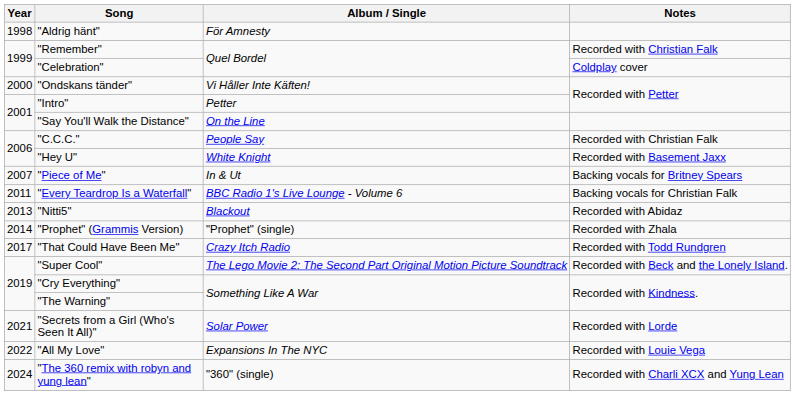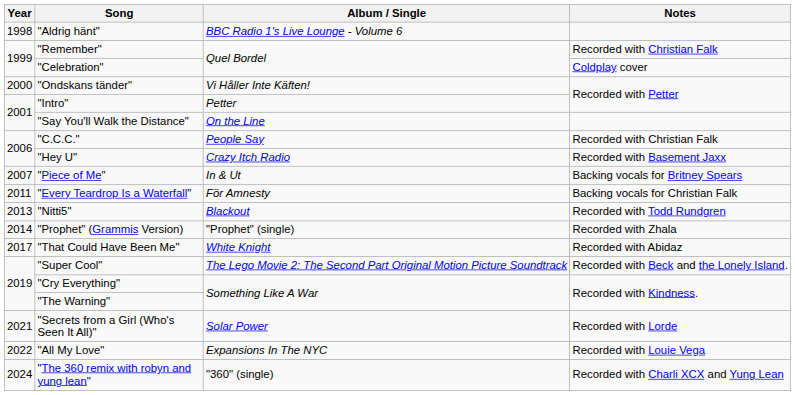(238, 31) För Amnesty -> (304, 31) BBC Radio 1's Live Lounge - Volume 6
(238, 157) White Knight -> (248, 157) Crazy Itch Radio
(304, 193) BBC Radio 1's Live Lounge - Volume 6 -> (238, 193) För Amnesty
(627, 211) Recorded with Abidaz -> (649, 211) Recorded with Todd Rundgren
(248, 247) Crazy Itch Radio -> (238, 247) White Knight
(649, 247) Recorded with Todd Rundgren -> (627, 247) Recorded with Abidaz
